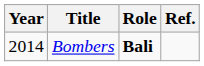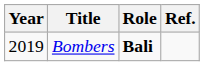(26, 46) 2014 -> (26, 46) 2019
